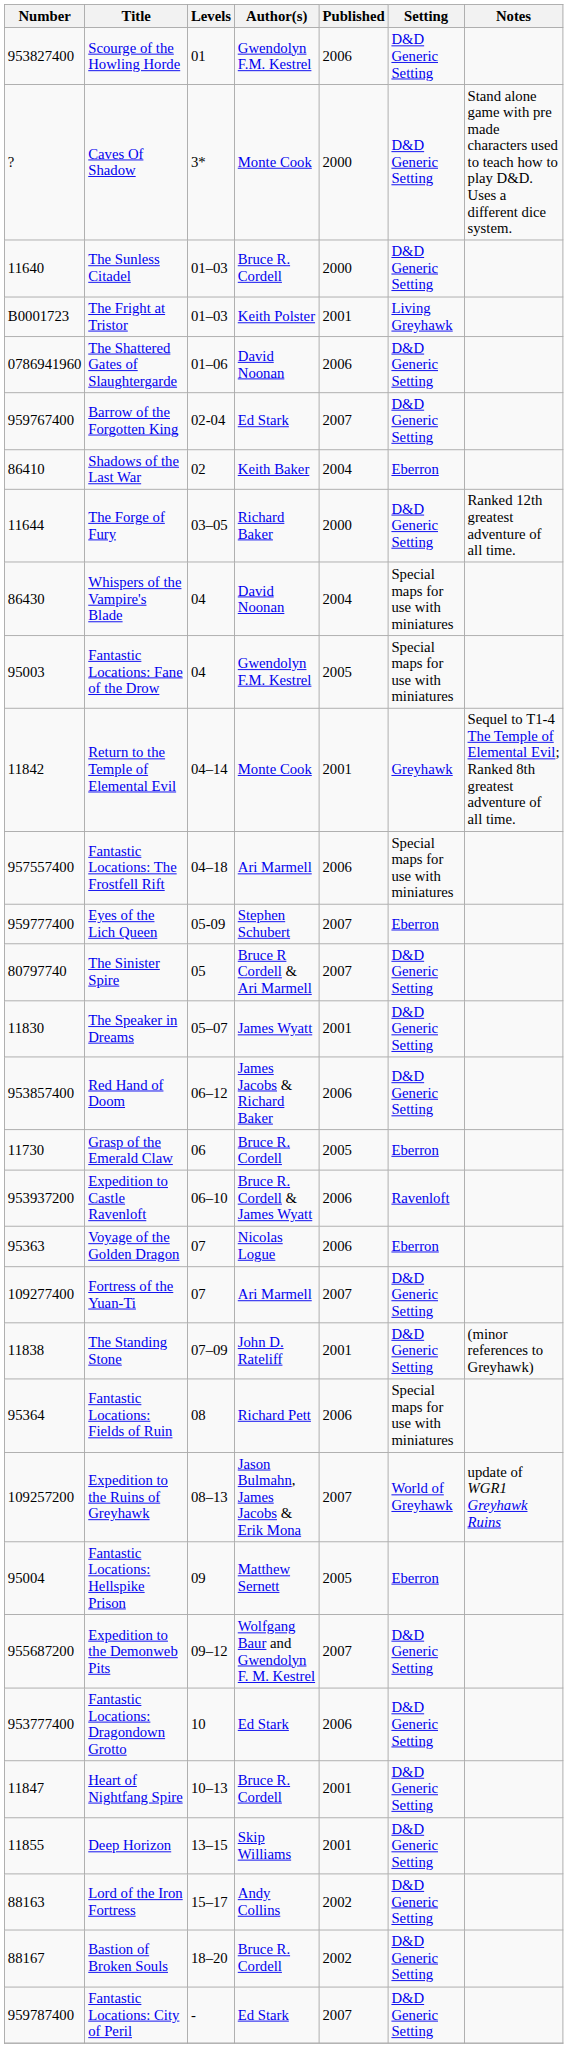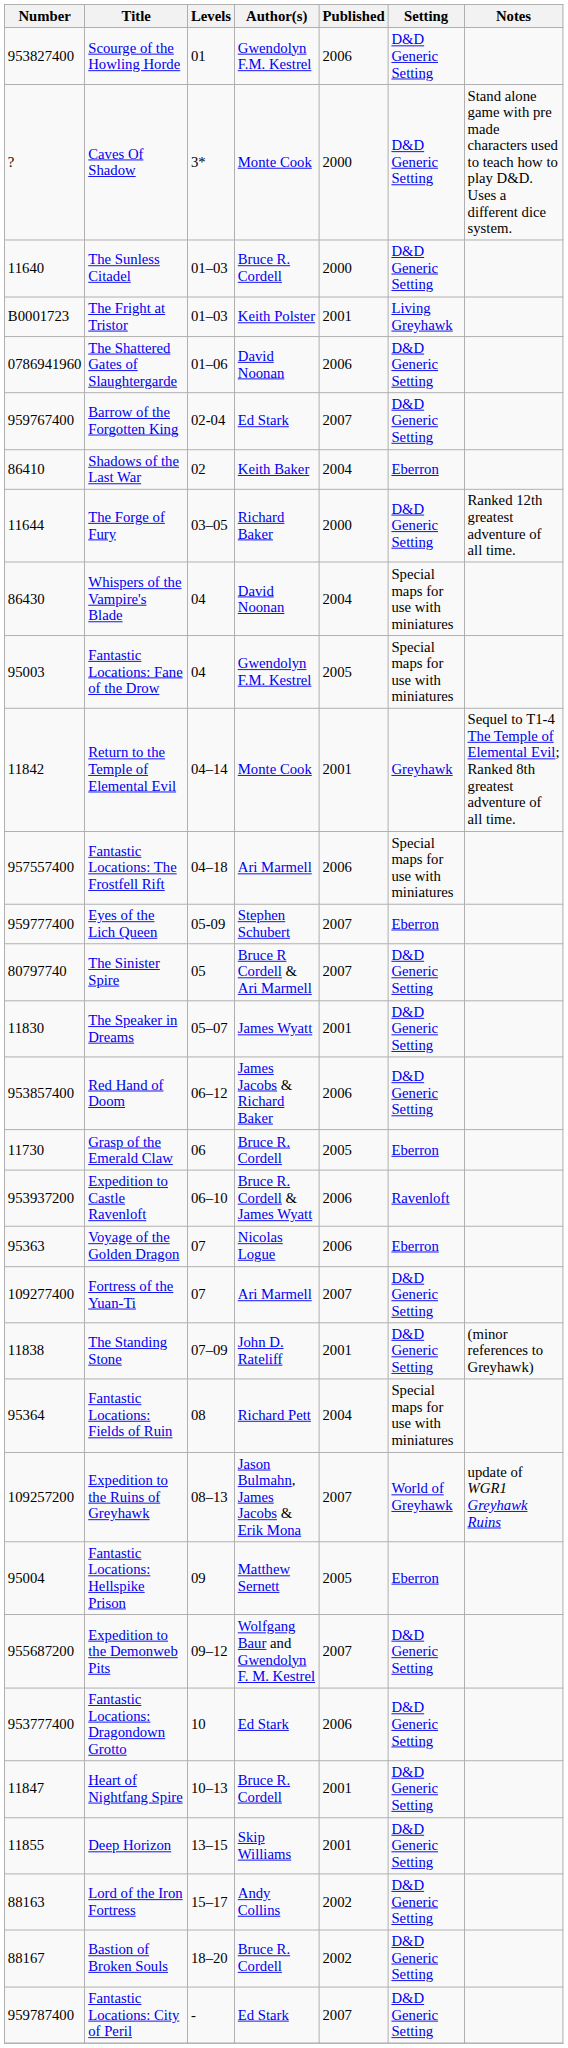(337, 1415) 2006 -> (337, 1415) 2004
